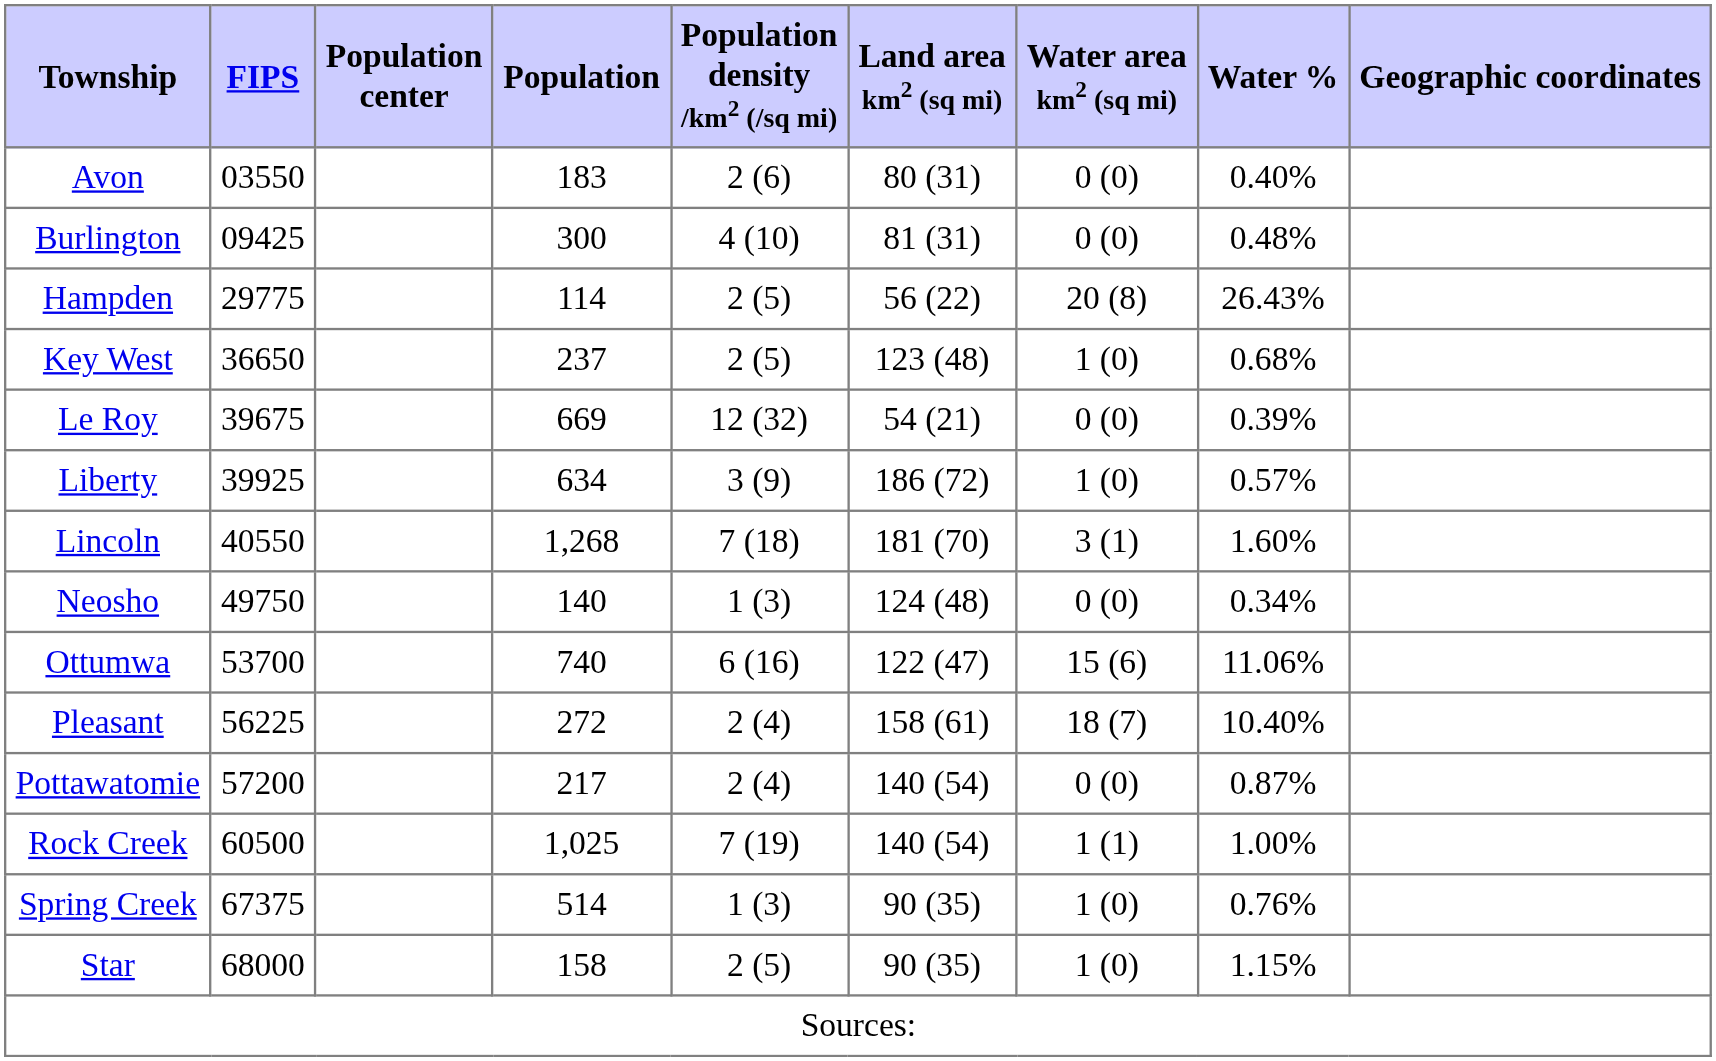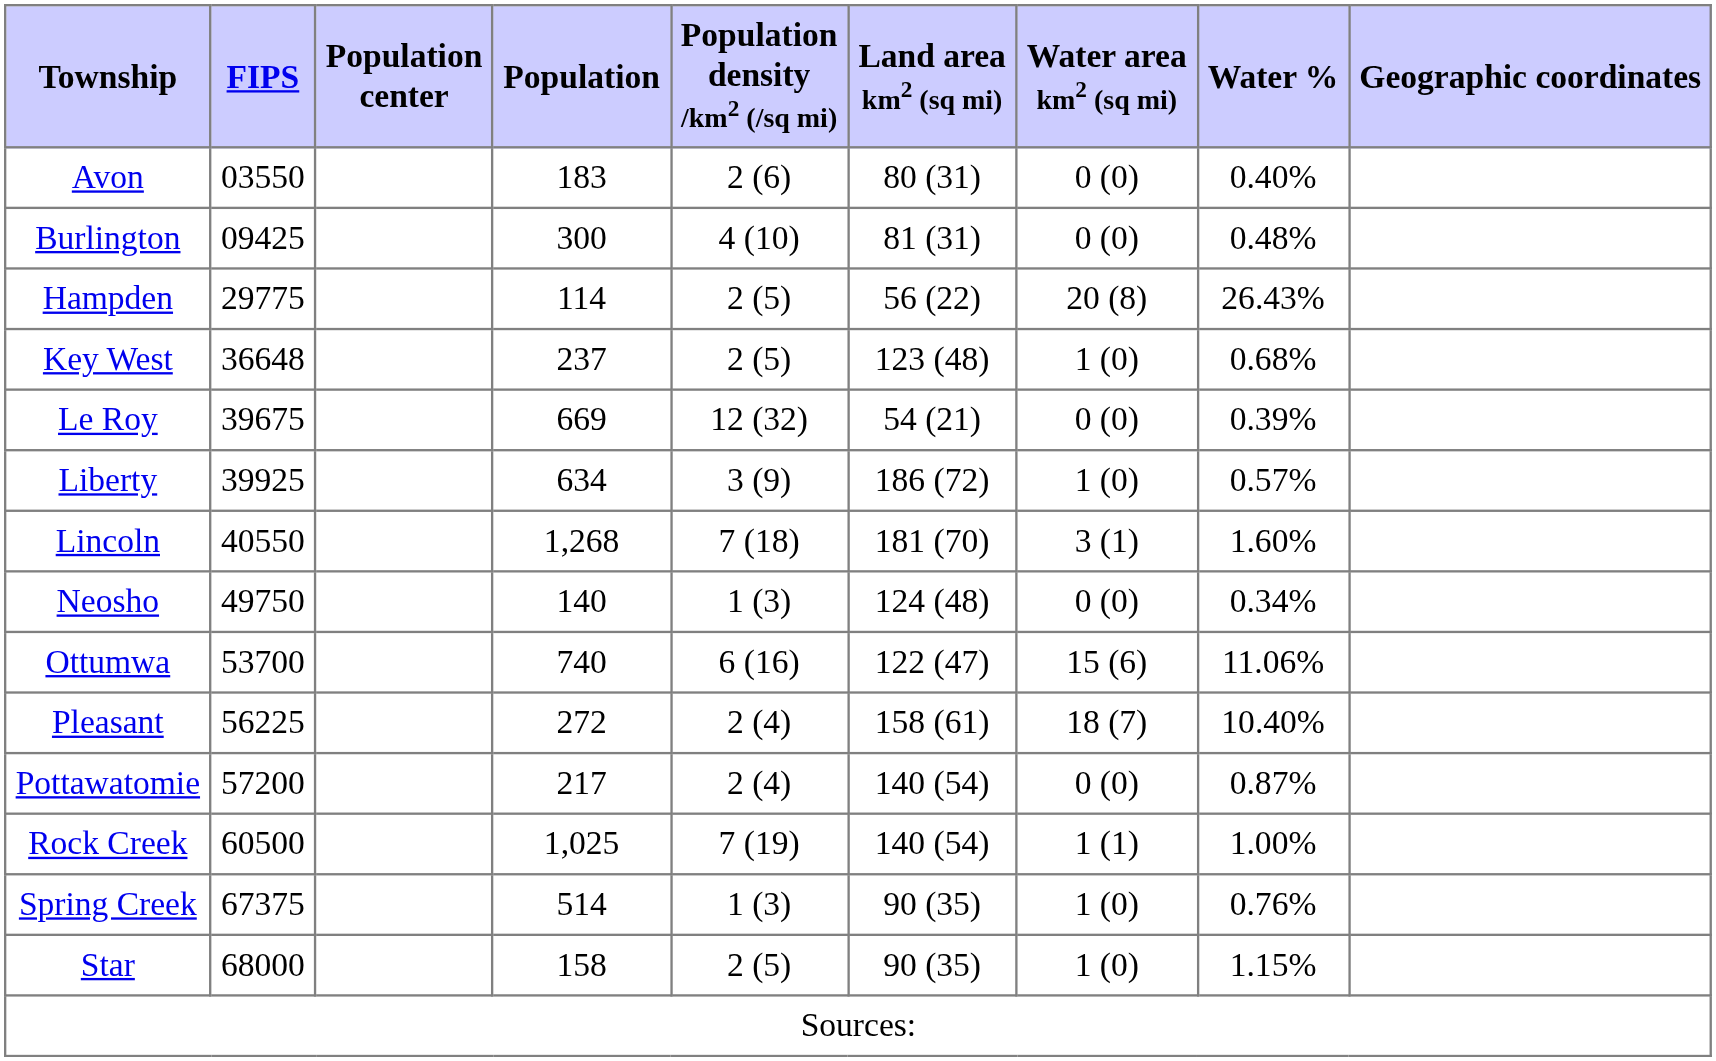(263, 358) 36650 -> (263, 358) 36648
